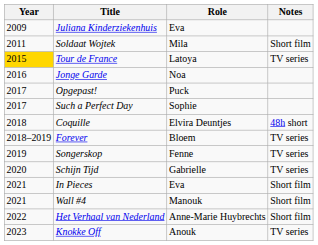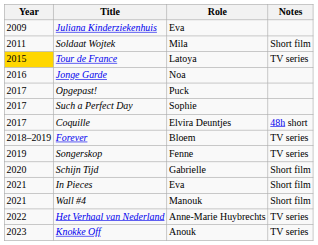(17, 122) 2018 -> (17, 122) 2017
(289, 169) TV series -> (291, 169) Short film
(291, 216) Short film -> (289, 216) TV series
